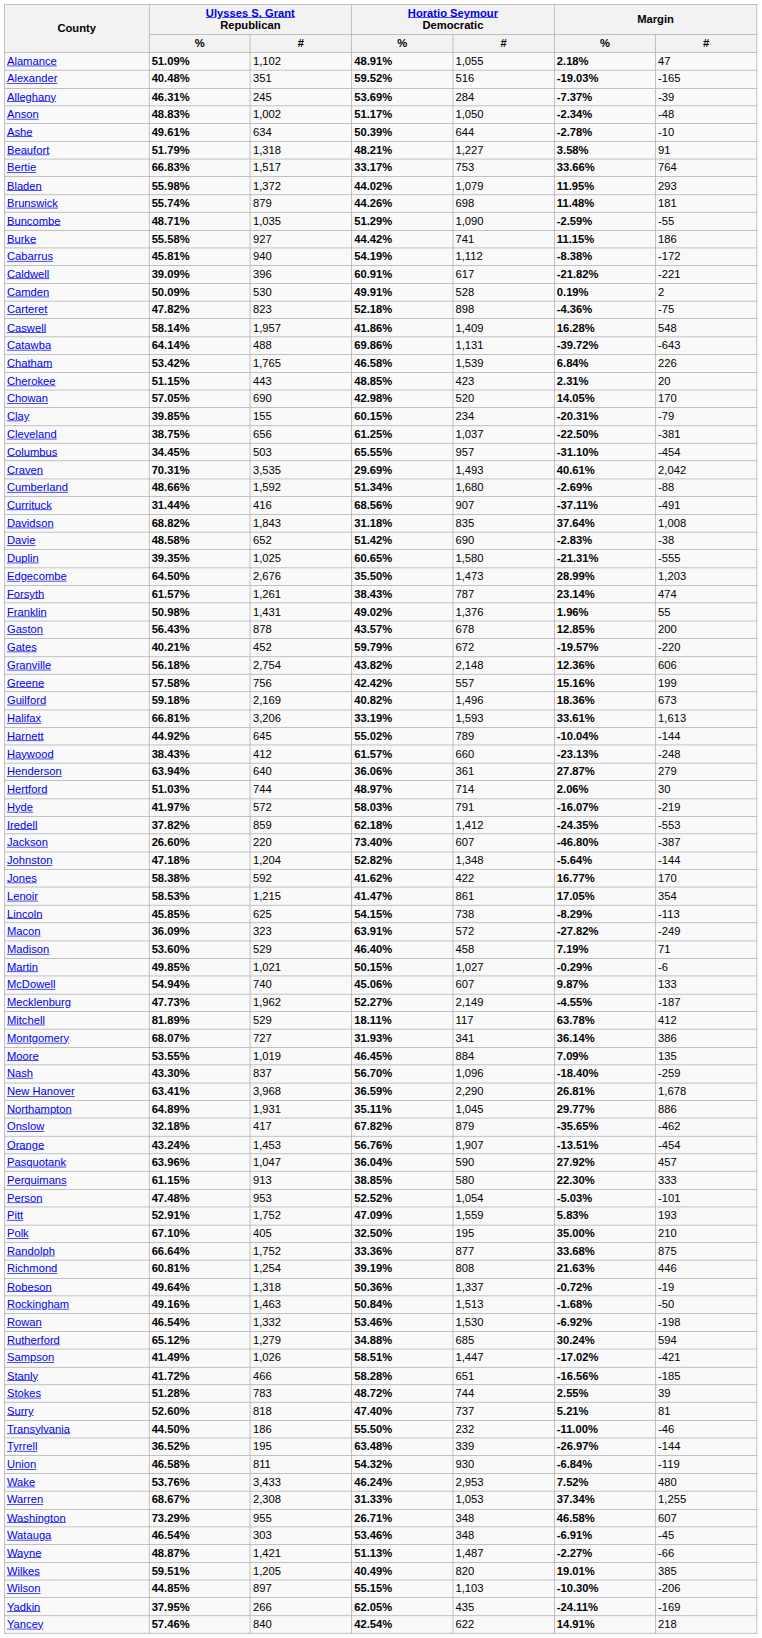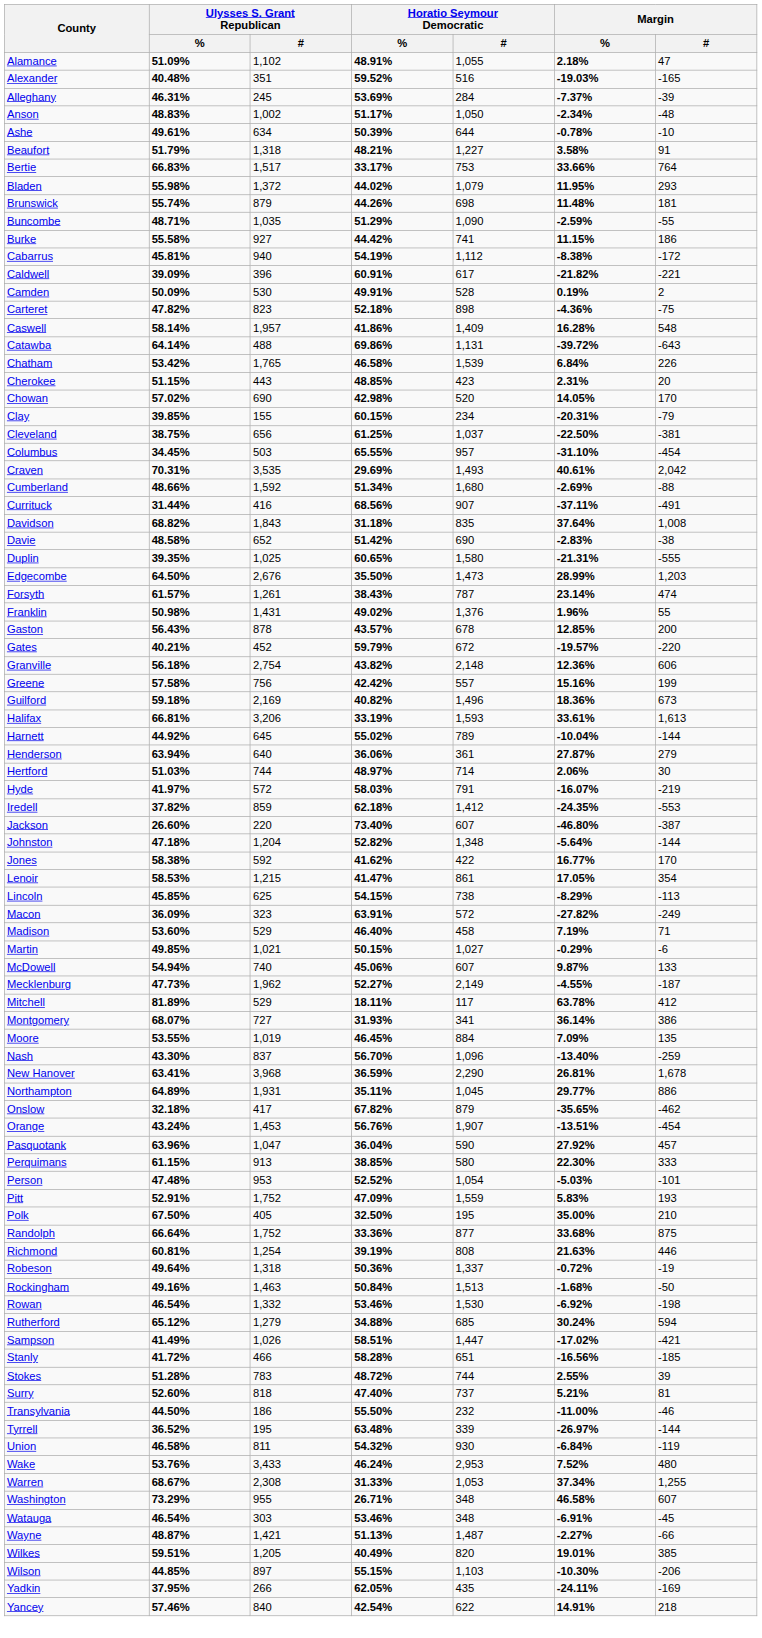(575, 132) -2.78% -> (575, 132) -0.78%
(171, 398) 57.05% -> (171, 398) 57.02%
- row: (30, 754)
(578, 1073) -18.40% -> (578, 1056) -13.40%
(171, 1233) 67.10% -> (171, 1216) 67.50%
